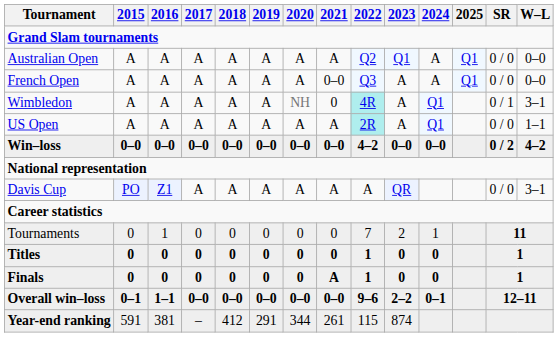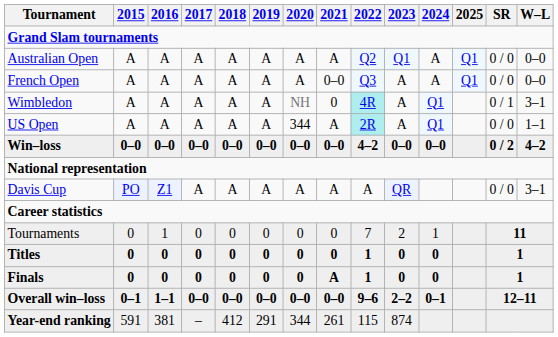(300, 124) A -> (300, 124) 344
